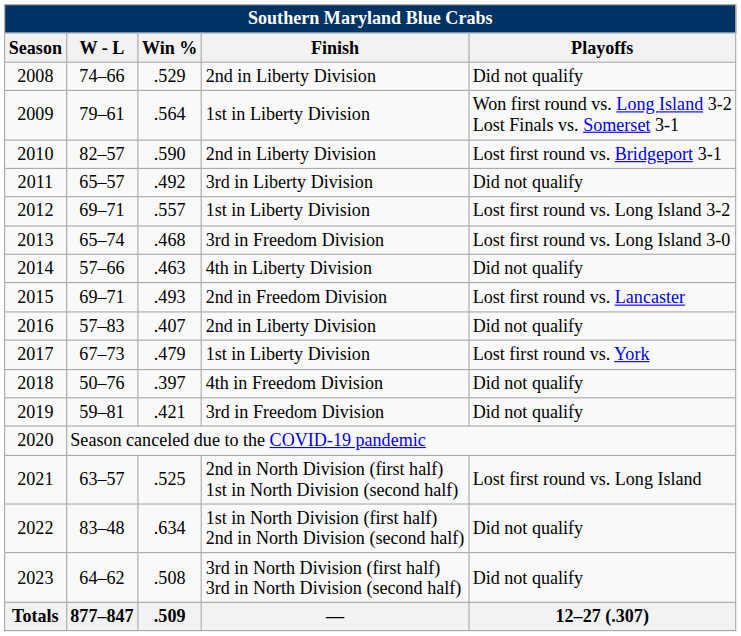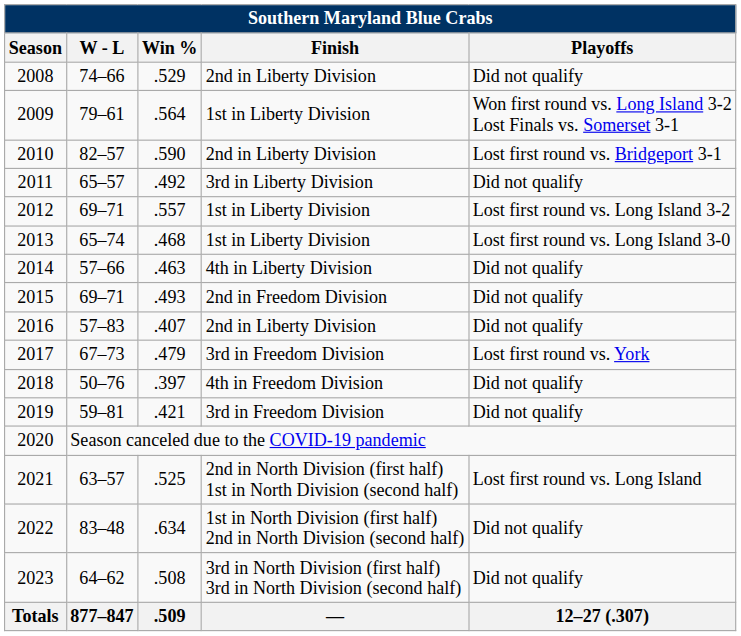(295, 239) 3rd in Freedom Division -> (288, 239) 1st in Liberty Division
(579, 297) Lost first round vs. Lancaster -> (528, 297) Did not qualify
(288, 354) 1st in Liberty Division -> (295, 354) 3rd in Freedom Division
